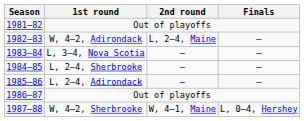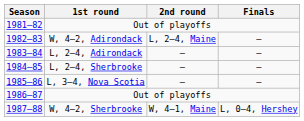(96, 53) L, 3–4, Nova Scotia -> (96, 53) L, 2–4, Adirondack
(96, 81) L, 2–4, Adirondack -> (96, 81) L, 3–4, Nova Scotia
